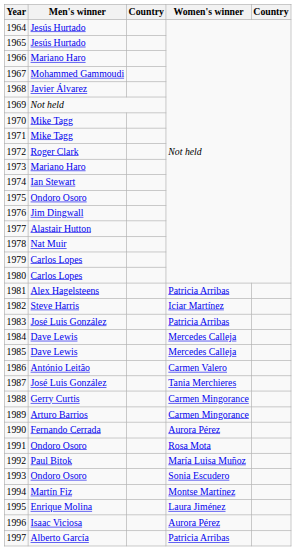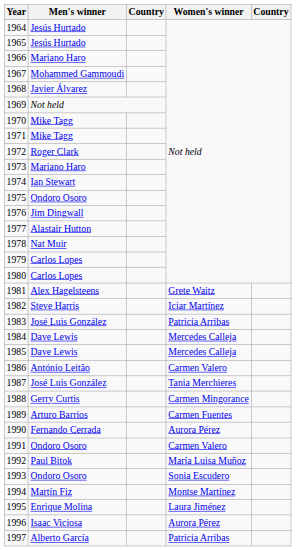(199, 290) Patricia Arribas -> (192, 290) Grete Waitz
(209, 414) Carmen Mingorance -> (200, 414) Carmen Fuentes
(190, 445) Rosa Mota -> (198, 445) Carmen Valero
